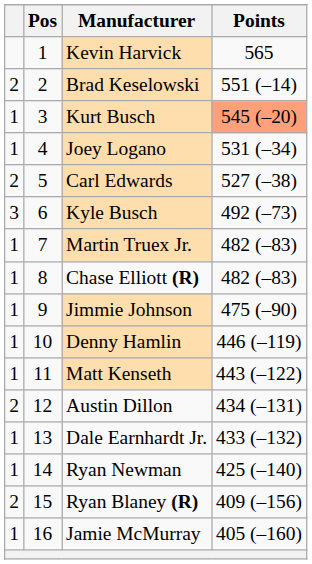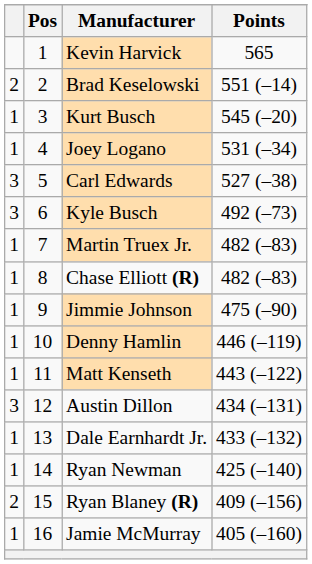(259, 116) lightsalmon background -> (259, 116) no background
(14, 181) 2 -> (14, 181) 3
(14, 405) 2 -> (14, 405) 3
